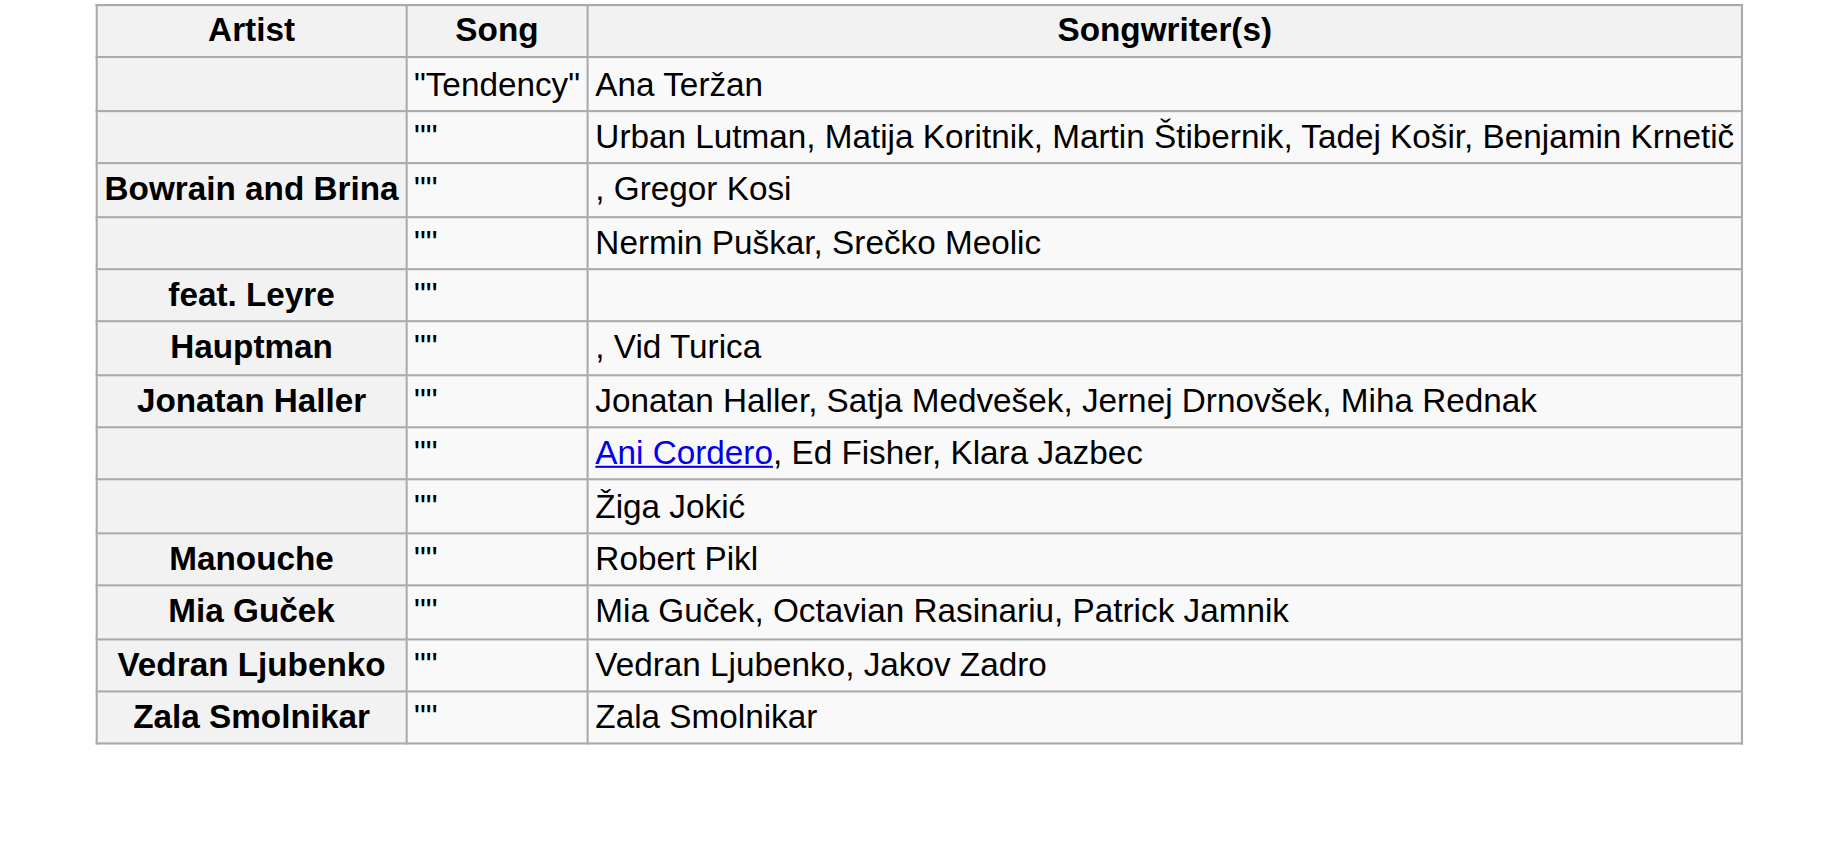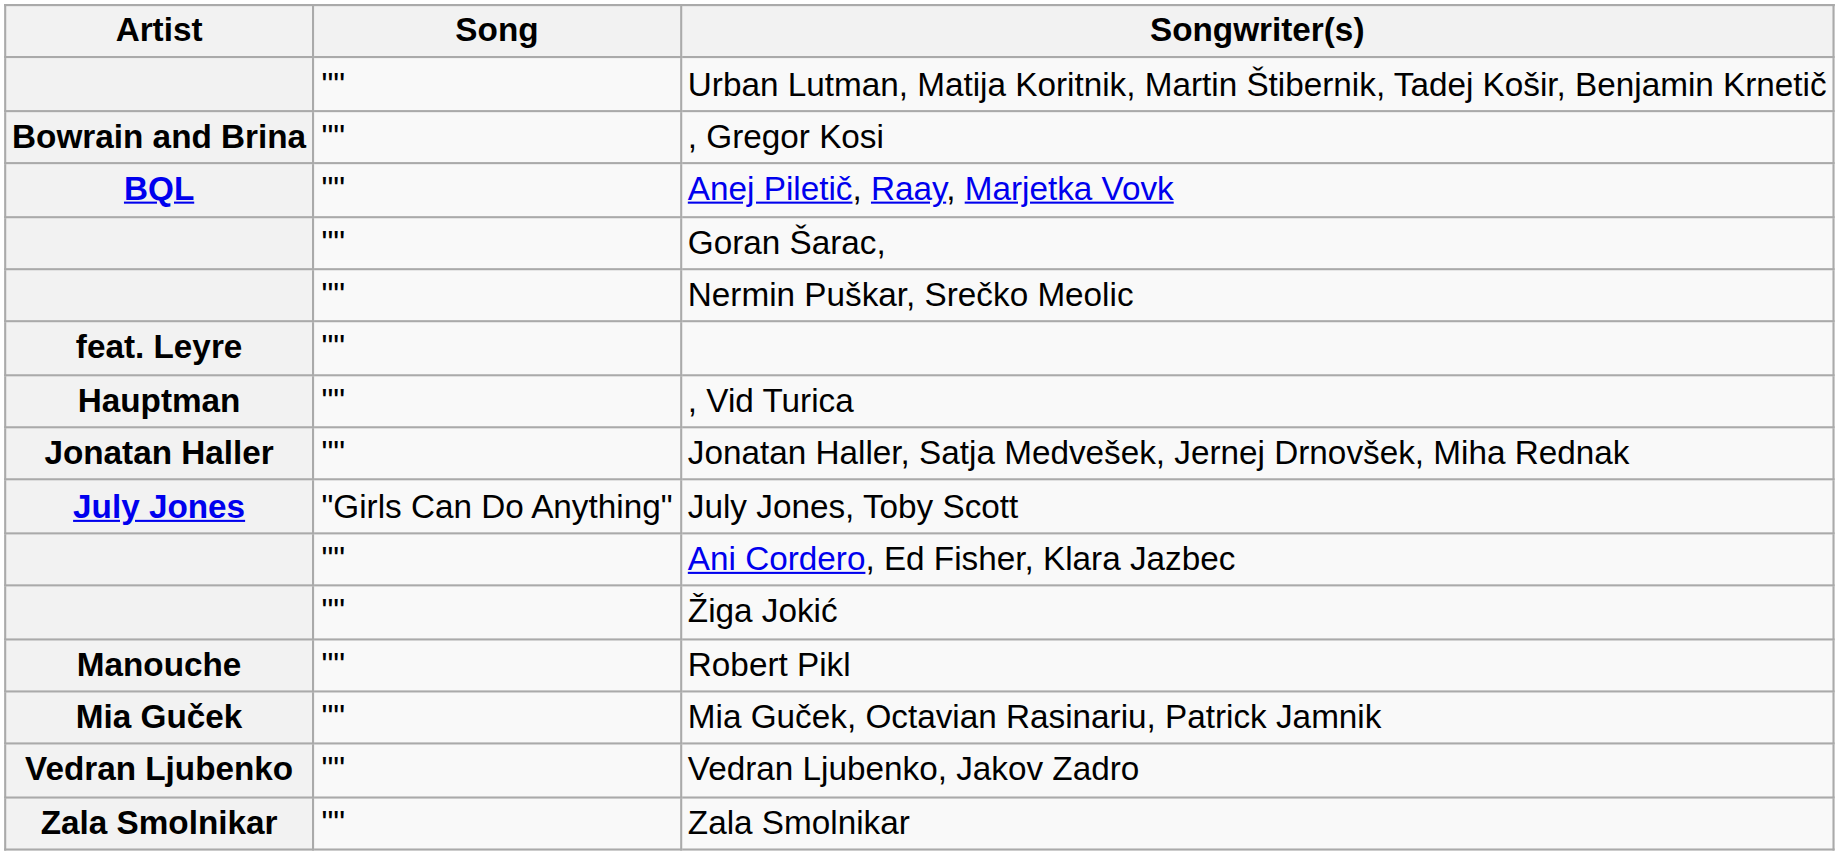- row: (679, 83)
+ row: (931, 189)
+ row: (787, 242)
+ row: (853, 505)
